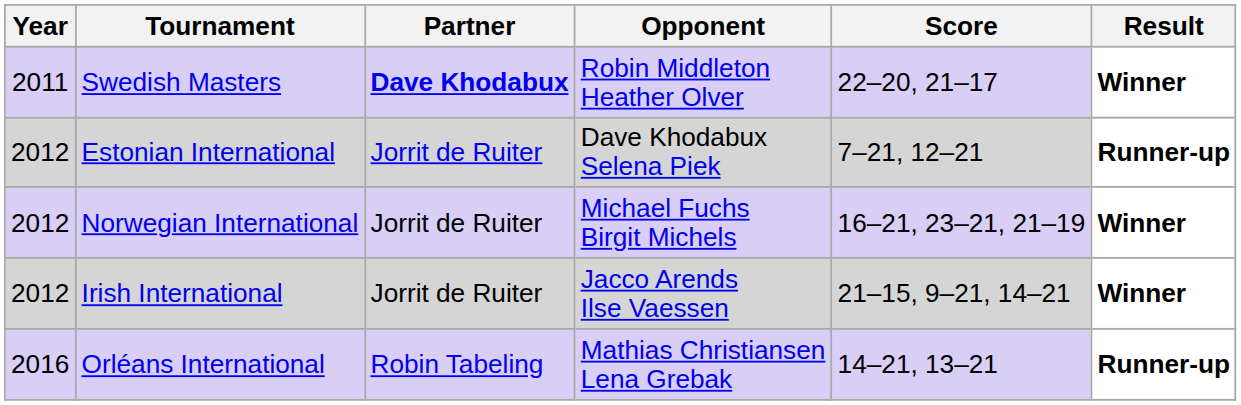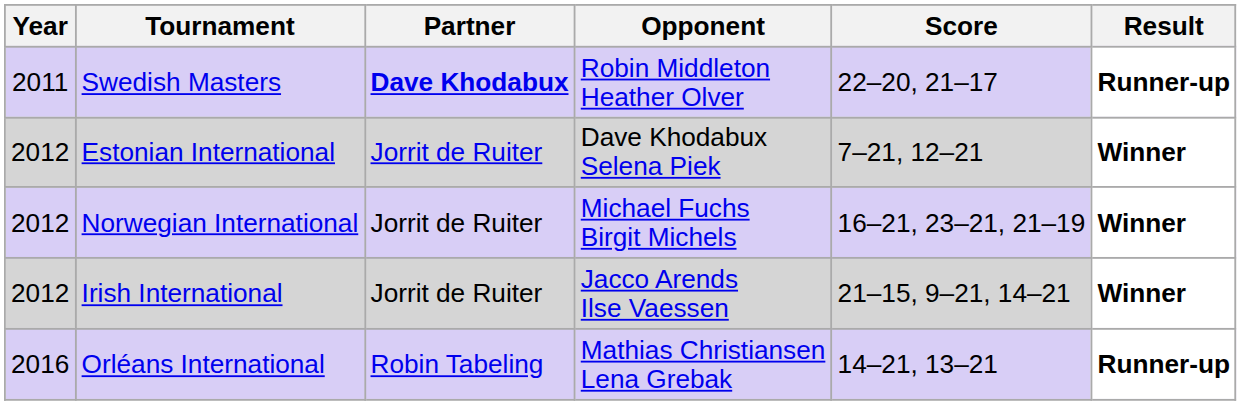(1142, 82) Winner -> (1164, 82) Runner-up
(1164, 152) Runner-up -> (1142, 152) Winner
